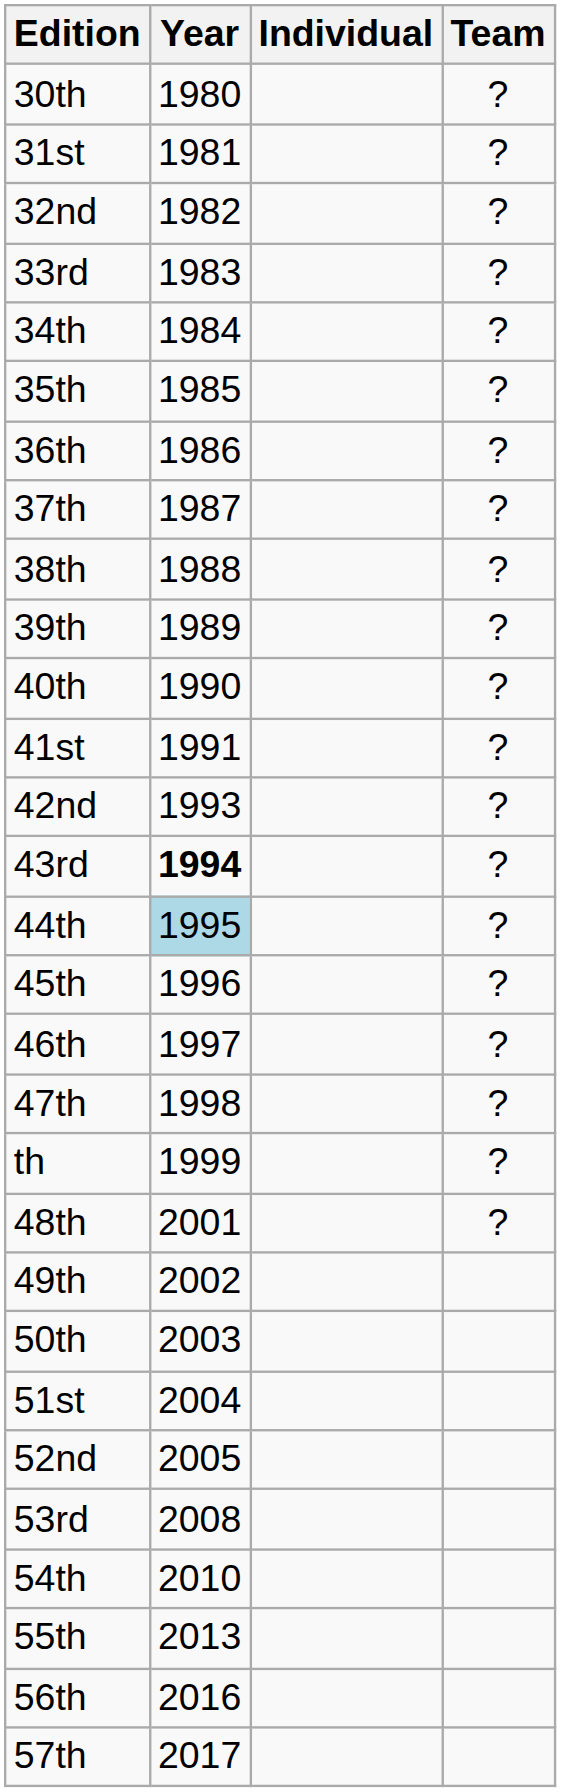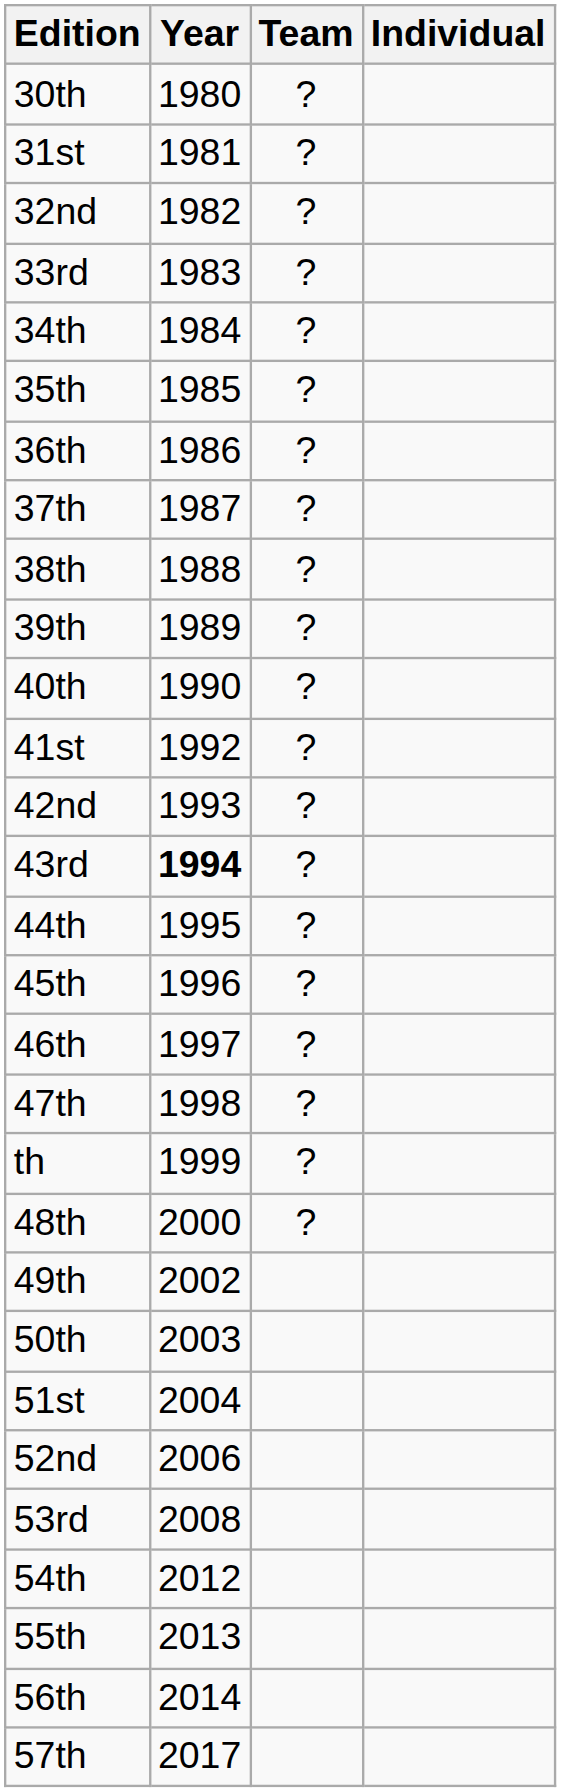columns swapped: (346, 34) <-> (498, 34)
(200, 746) 1991 -> (200, 746) 1992
(200, 924) lightblue background -> (200, 924) no background
(200, 1221) 2001 -> (200, 1221) 2000
(200, 1459) 2005 -> (200, 1459) 2006
(200, 1578) 2010 -> (200, 1578) 2012
(200, 1696) 2016 -> (200, 1696) 2014
